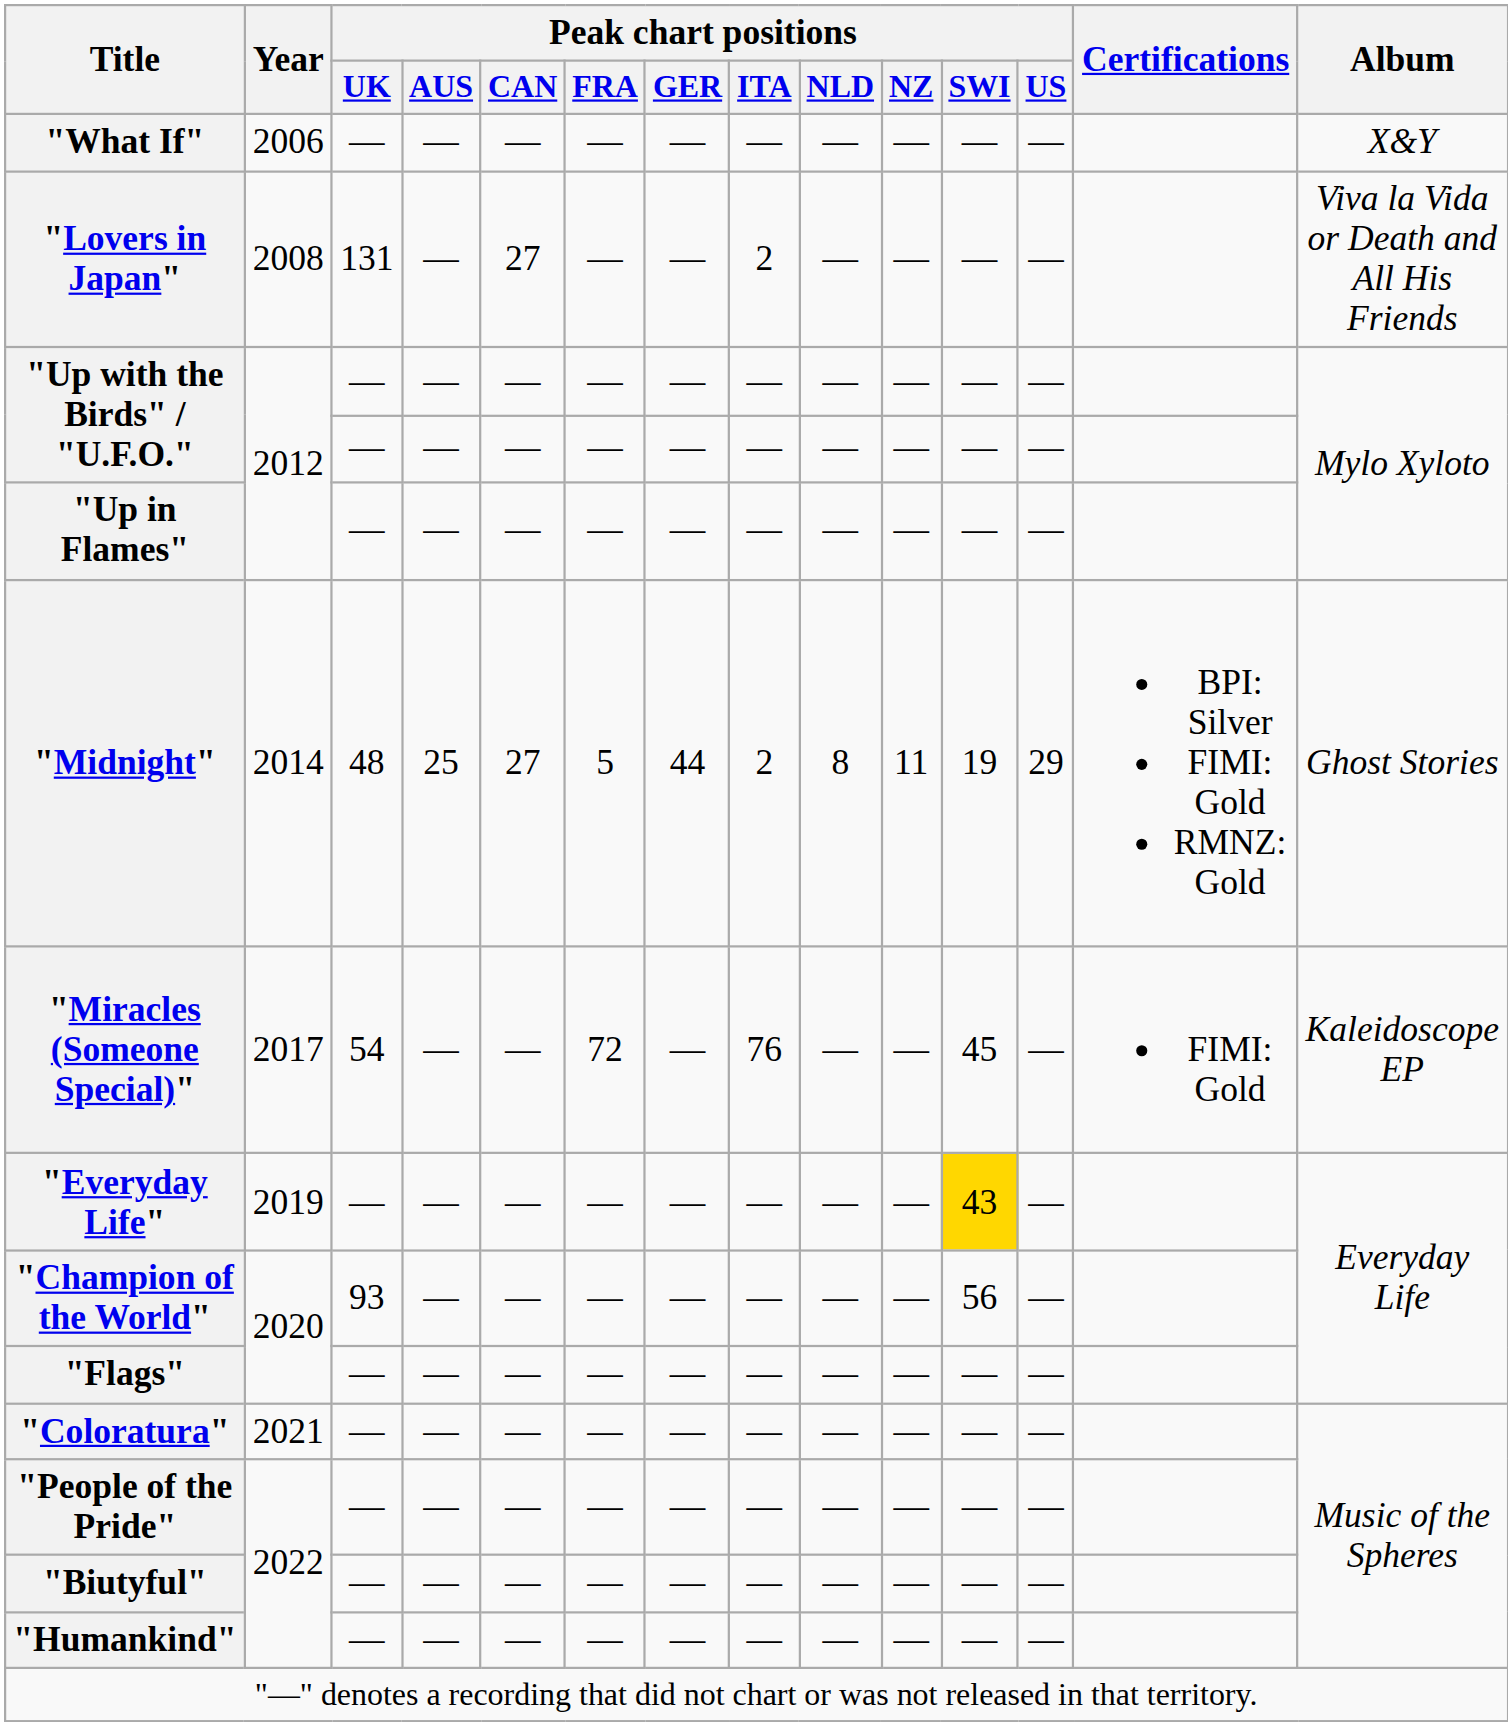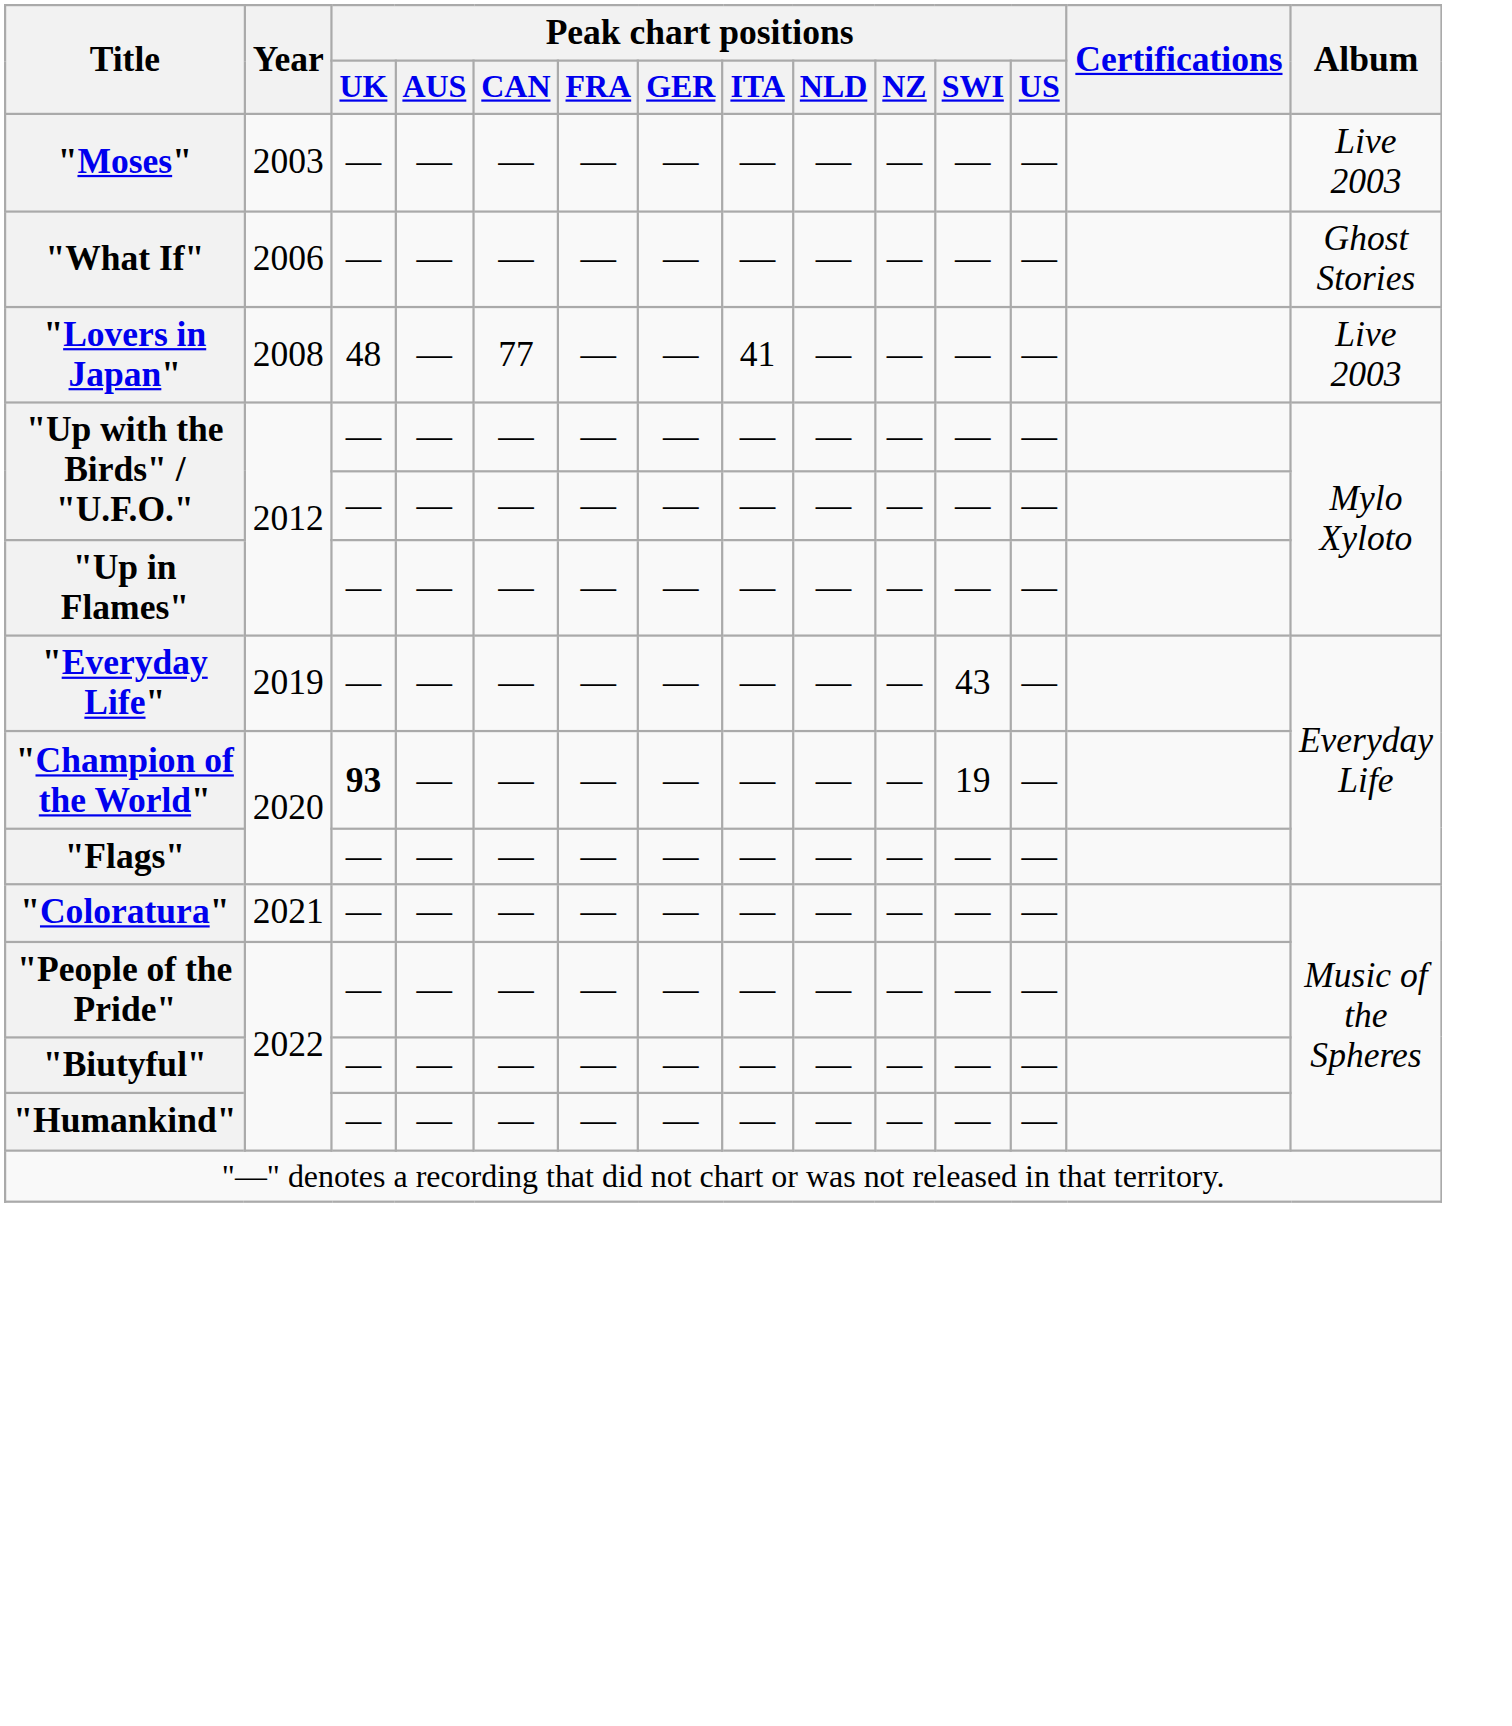+ row: (125, 161)
(1402, 141) X&Y -> (1366, 257) Ghost Stories
(367, 257) 131 -> (363, 354) 48
(523, 257) 27 -> (516, 354) 77
(764, 257) 2 -> (758, 354) 41
(1402, 257) Viva la Vida or Death and All His Friends -> (1366, 354) Live 2003
- row: (125, 762)
- row: (125, 1049)
(979, 1201) gold background -> (973, 683) no background
(367, 1297) normal -> (363, 779) bold
(979, 1297) 56 -> (973, 779) 19
